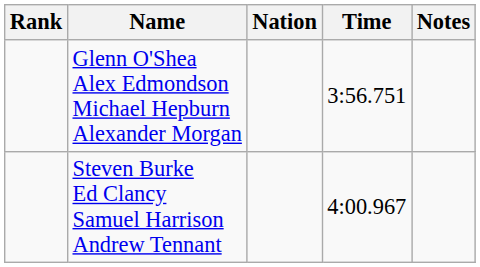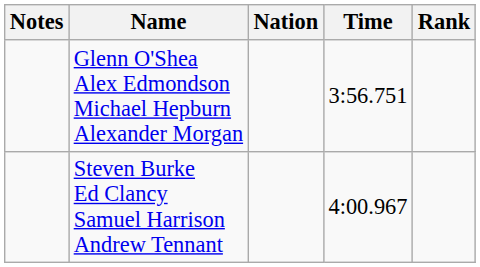columns swapped: (36, 22) <-> (443, 22)
